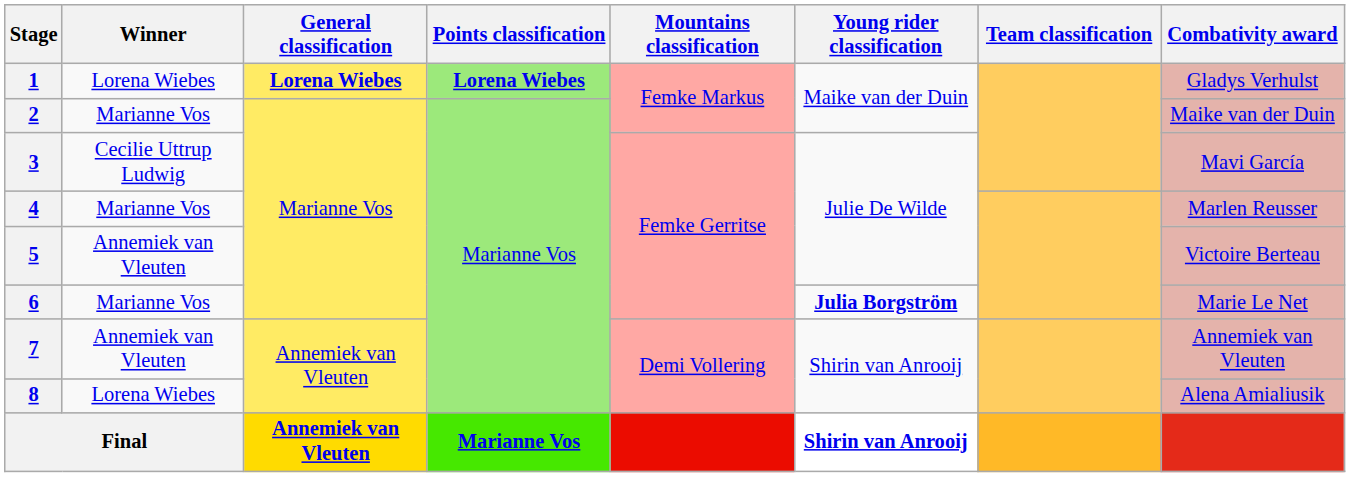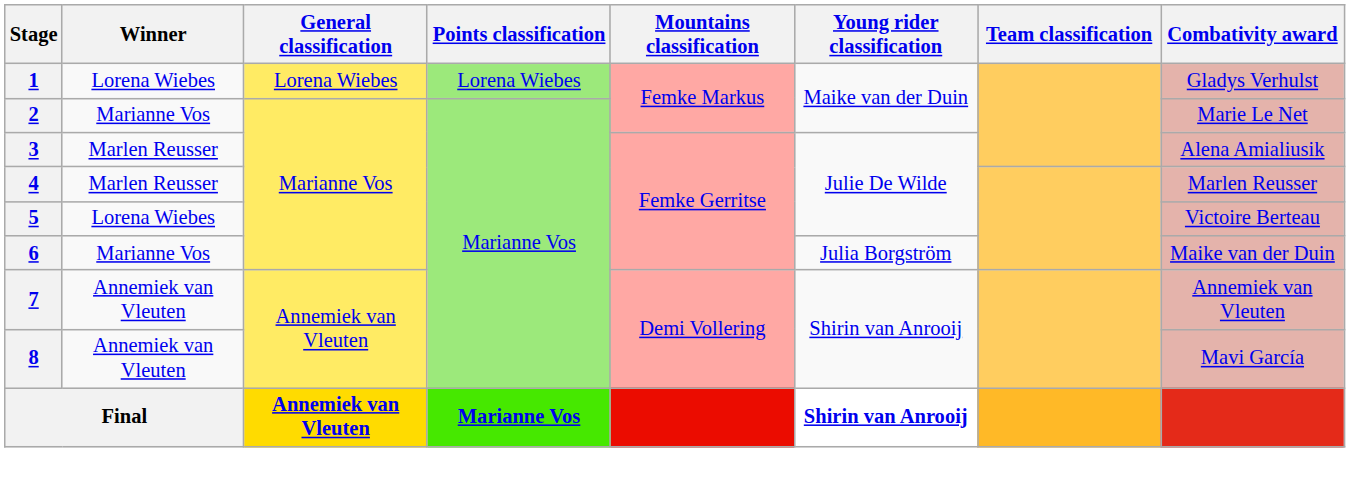(336, 81) bold -> (336, 81) normal
(519, 81) bold -> (519, 81) normal
(1252, 115) Maike van der Duin -> (1252, 115) Marie Le Net
(153, 162) Cecilie Uttrup Ludwig -> (153, 149) Marlen Reusser
(1252, 162) Mavi García -> (1252, 149) Alena Amialiusik
(153, 208) Marianne Vos -> (153, 184) Marlen Reusser
(153, 255) Annemiek van Vleuten -> (153, 218) Lorena Wiebes
(886, 302) bold -> (886, 252) normal
(1252, 302) Marie Le Net -> (1252, 252) Maike van der Duin
(153, 395) Lorena Wiebes -> (153, 358) Annemiek van Vleuten
(1252, 395) Alena Amialiusik -> (1252, 358) Mavi García
